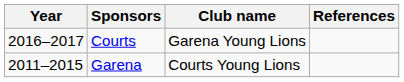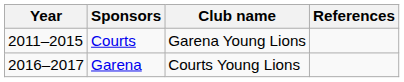(46, 40) 2016–2017 -> (45, 40) 2011–2015
(45, 64) 2011–2015 -> (46, 64) 2016–2017
